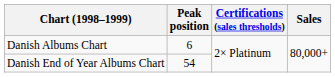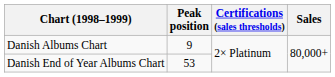(189, 44) 6 -> (189, 44) 9
(189, 63) 54 -> (189, 63) 53
